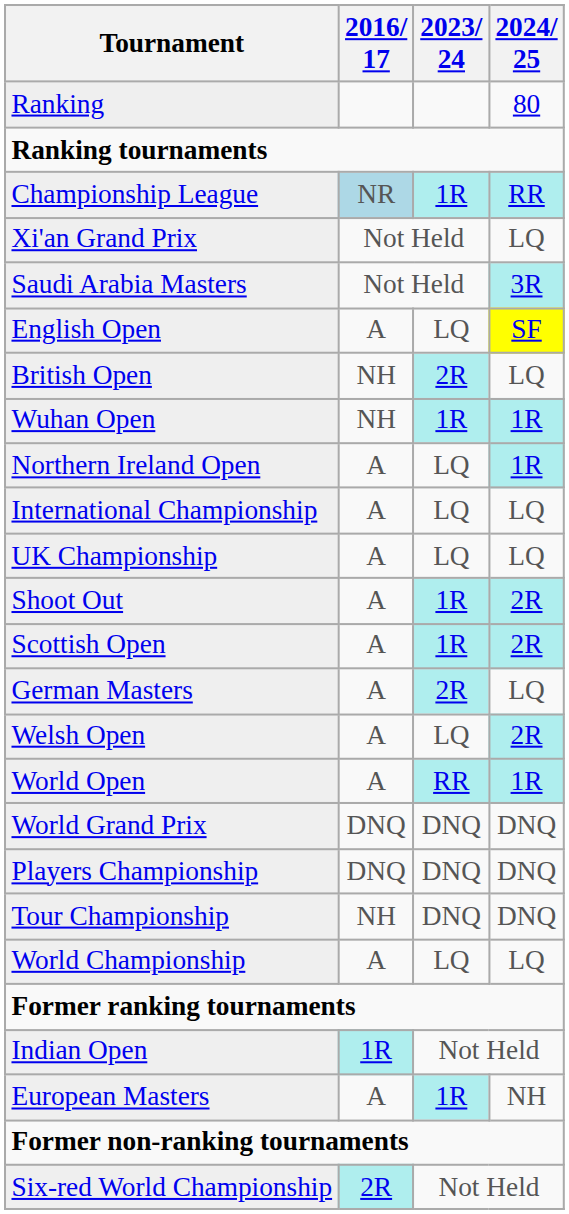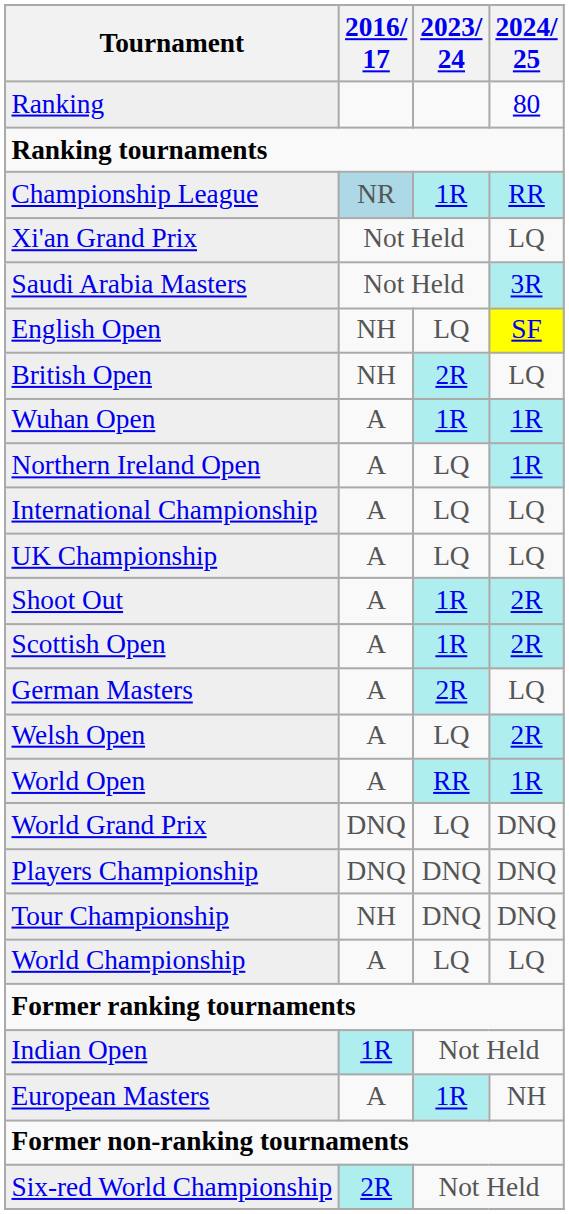(376, 329) A -> (376, 329) NH
(376, 419) NH -> (376, 419) A
(451, 825) DNQ -> (451, 825) LQ
